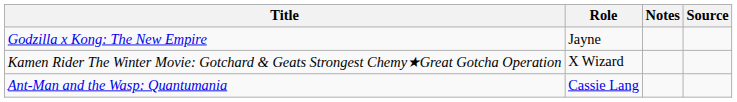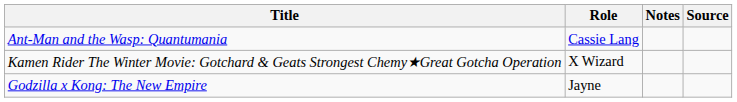rows swapped: (117, 85) <-> (107, 38)
